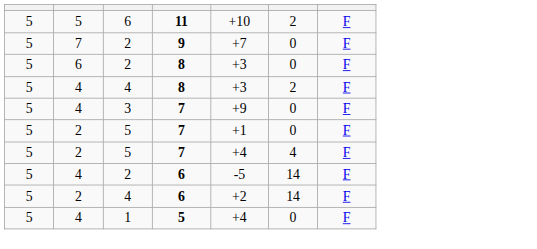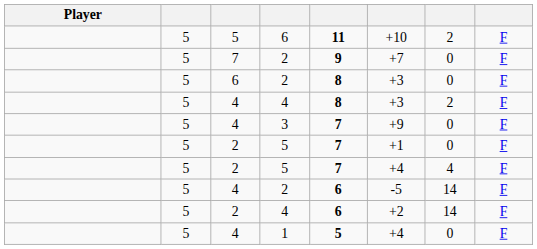+ column: (83, 15)
